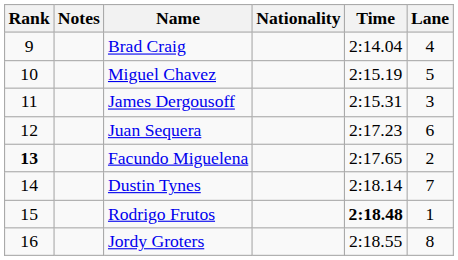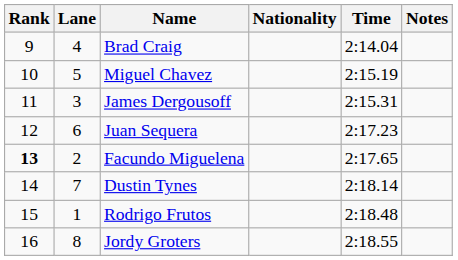columns swapped: (430, 18) <-> (79, 18)
(376, 213) bold -> (371, 213) normal
